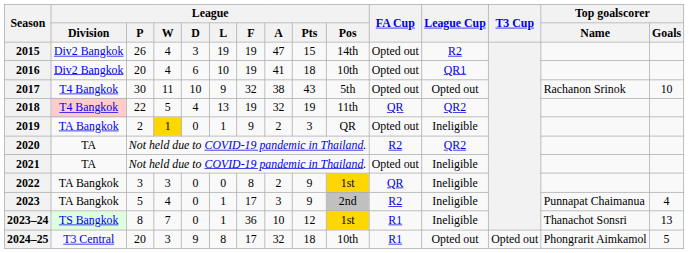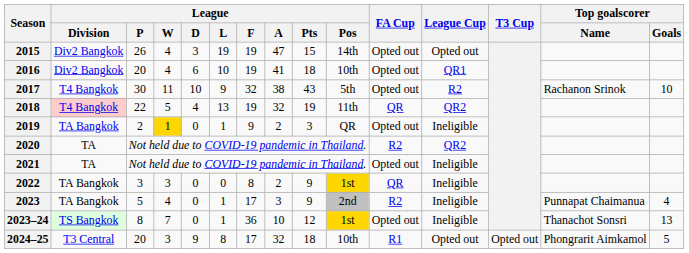(455, 51) R2 -> (455, 51) Opted out
(455, 88) Opted out -> (455, 88) R2
(395, 220) R1 -> (395, 220) Opted out
